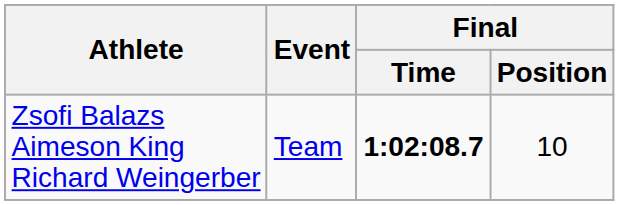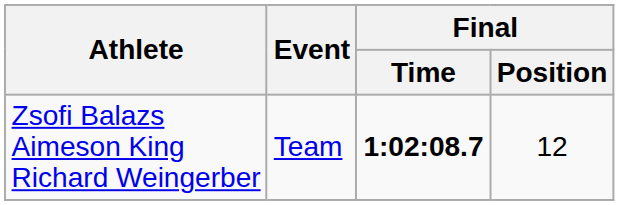(552, 147) 10 -> (552, 147) 12
